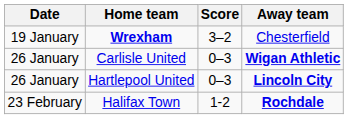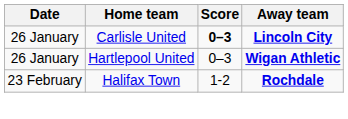- row: (141, 37)
(220, 59) normal -> (220, 37) bold
(293, 59) Wigan Athletic -> (293, 37) Lincoln City
(293, 80) Lincoln City -> (293, 59) Wigan Athletic
